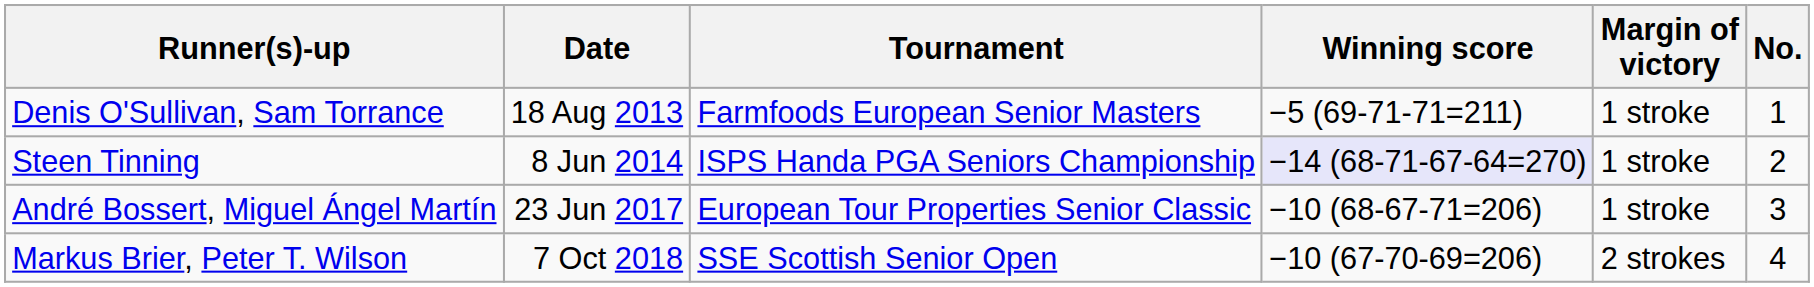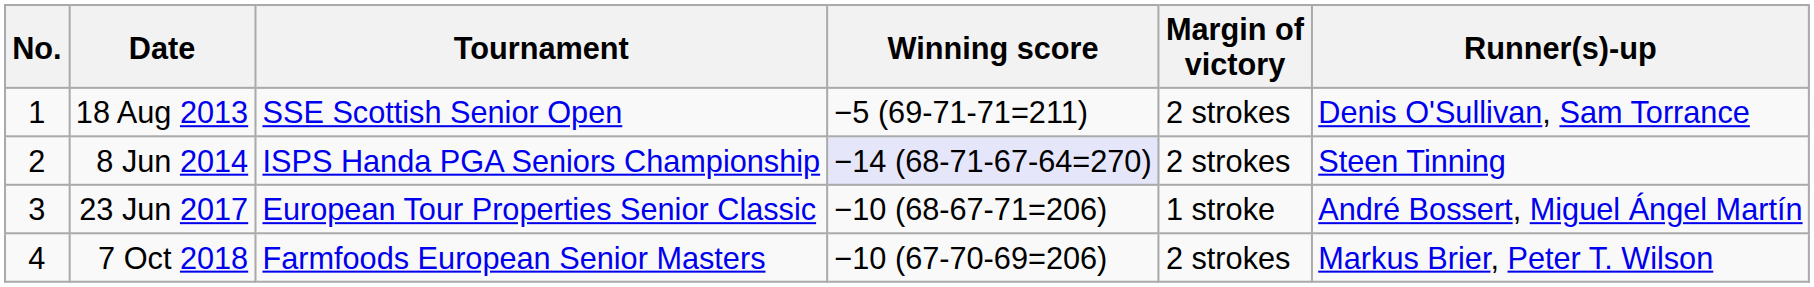columns swapped: (1778, 47) <-> (254, 47)
(949, 112) Farmfoods European Senior Masters -> (442, 112) SSE Scottish Senior Open
(1655, 112) 1 stroke -> (1228, 112) 2 strokes
(1655, 161) 1 stroke -> (1228, 161) 2 strokes
(877, 258) SSE Scottish Senior Open -> (514, 258) Farmfoods European Senior Masters
